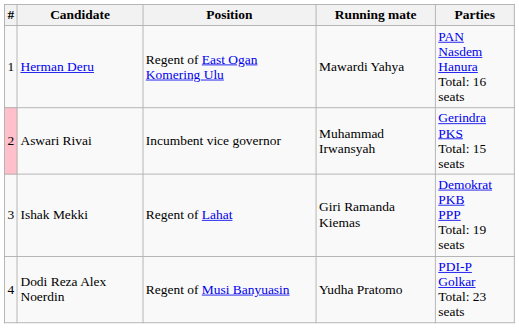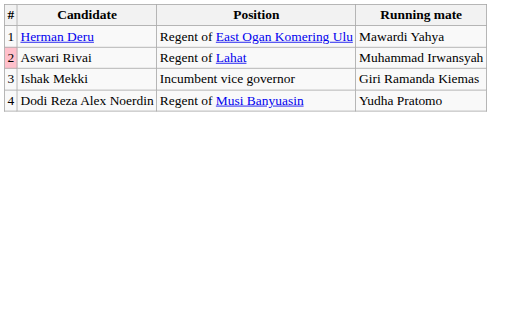- column: (475, 15)
(213, 140) Incumbent vice governor -> (203, 57) Regent of Lahat
(189, 215) Regent of Lahat -> (227, 79) Incumbent vice governor
